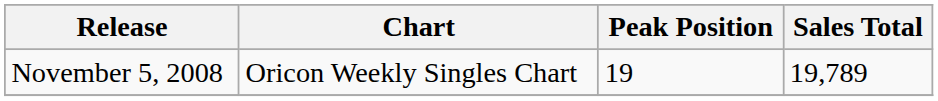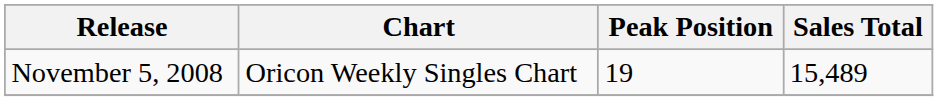(829, 71) 19,789 -> (829, 71) 15,489
